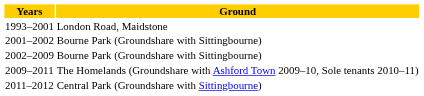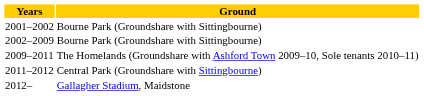- row: (30, 26)
+ row: (19, 86)
